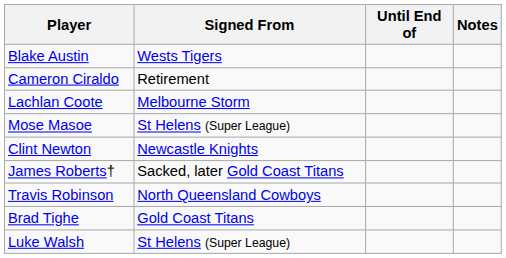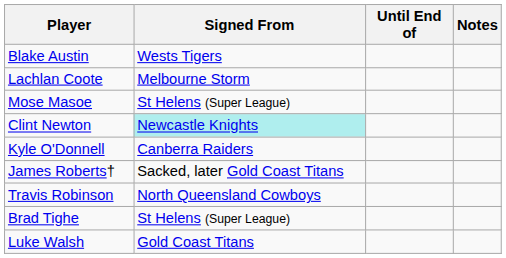- row: (63, 79)
(198, 149) no background -> (198, 126) paleturquoise background
+ row: (56, 149)
(196, 218) Gold Coast Titans -> (214, 218) St Helens (Super League)
(214, 242) St Helens (Super League) -> (196, 242) Gold Coast Titans
